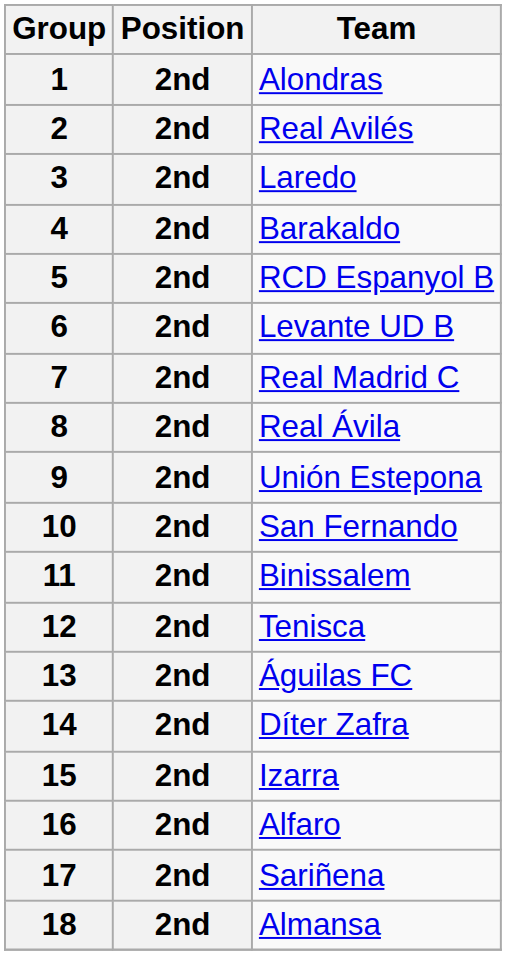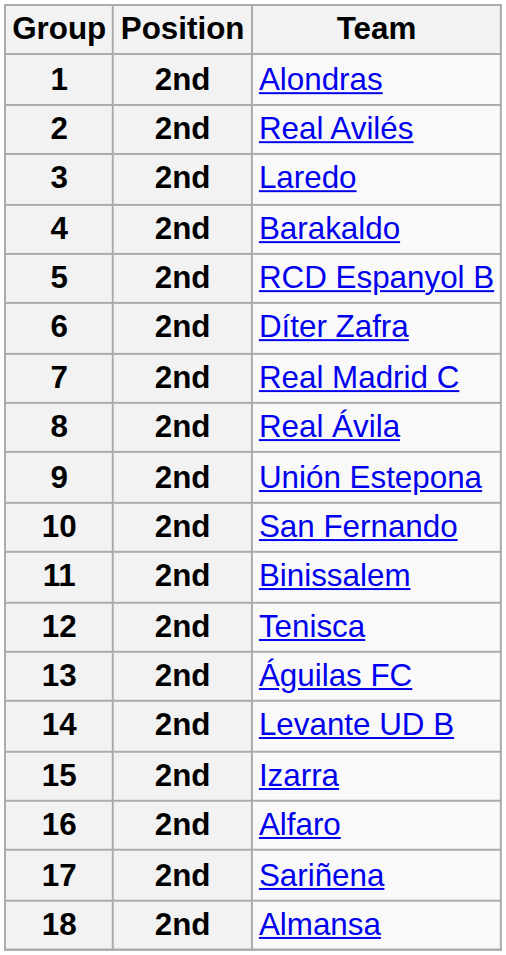(357, 327) Levante UD B -> (334, 327) Díter Zafra
(334, 725) Díter Zafra -> (357, 725) Levante UD B
